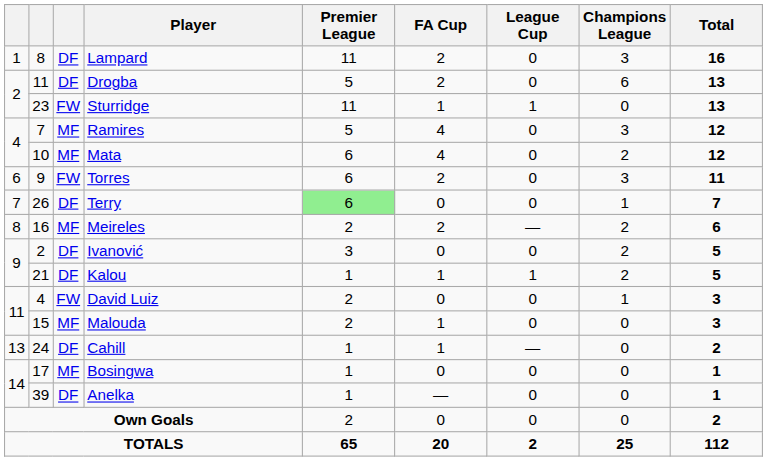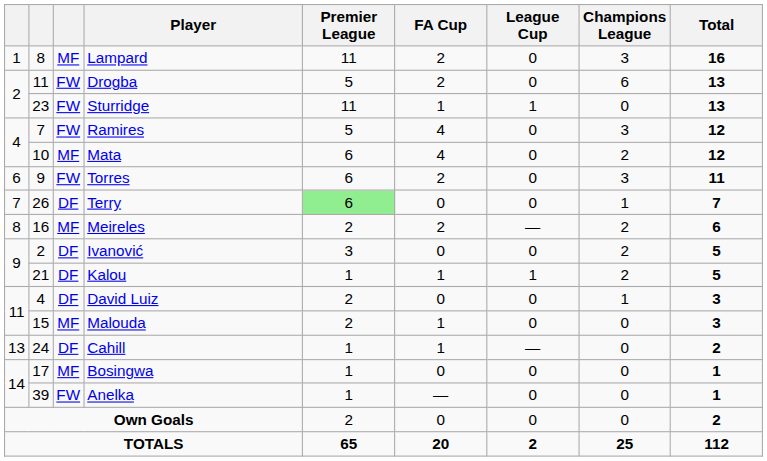(68, 58) DF -> (68, 58) MF
(68, 82) DF -> (68, 82) FW
(68, 130) MF -> (68, 130) FW
(68, 299) FW -> (68, 299) DF
(68, 396) DF -> (68, 396) FW
